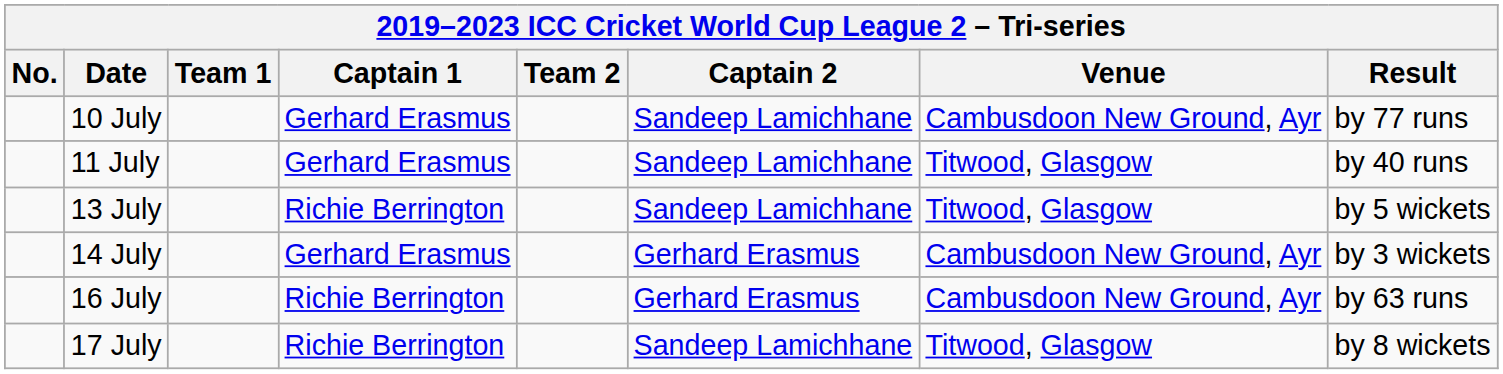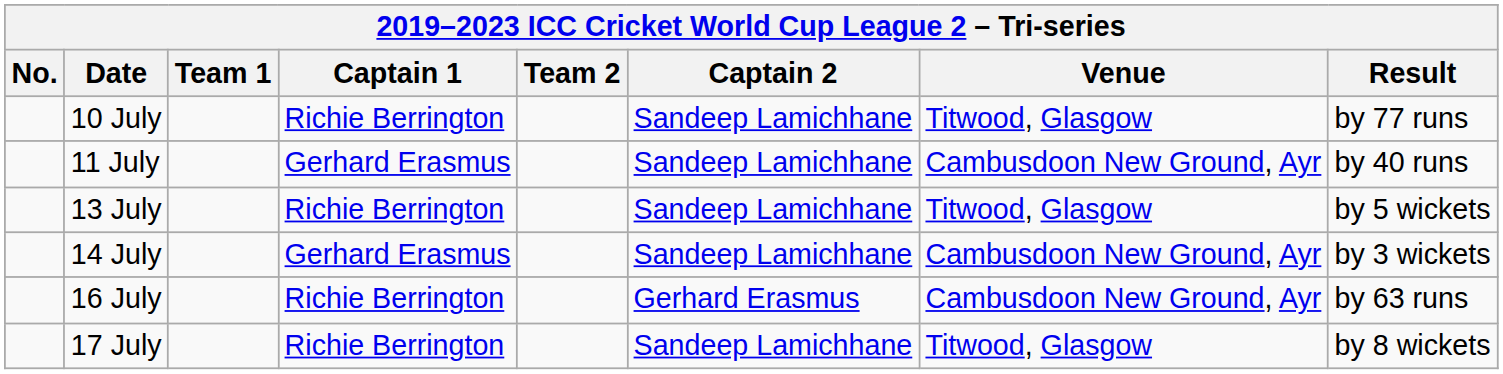(398, 118) Gerhard Erasmus -> (394, 118) Richie Berrington
(1123, 118) Cambusdoon New Ground, Ayr -> (1039, 118) Titwood, Glasgow
(1039, 163) Titwood, Glasgow -> (1123, 163) Cambusdoon New Ground, Ayr
(747, 254) Gerhard Erasmus -> (773, 254) Sandeep Lamichhane
